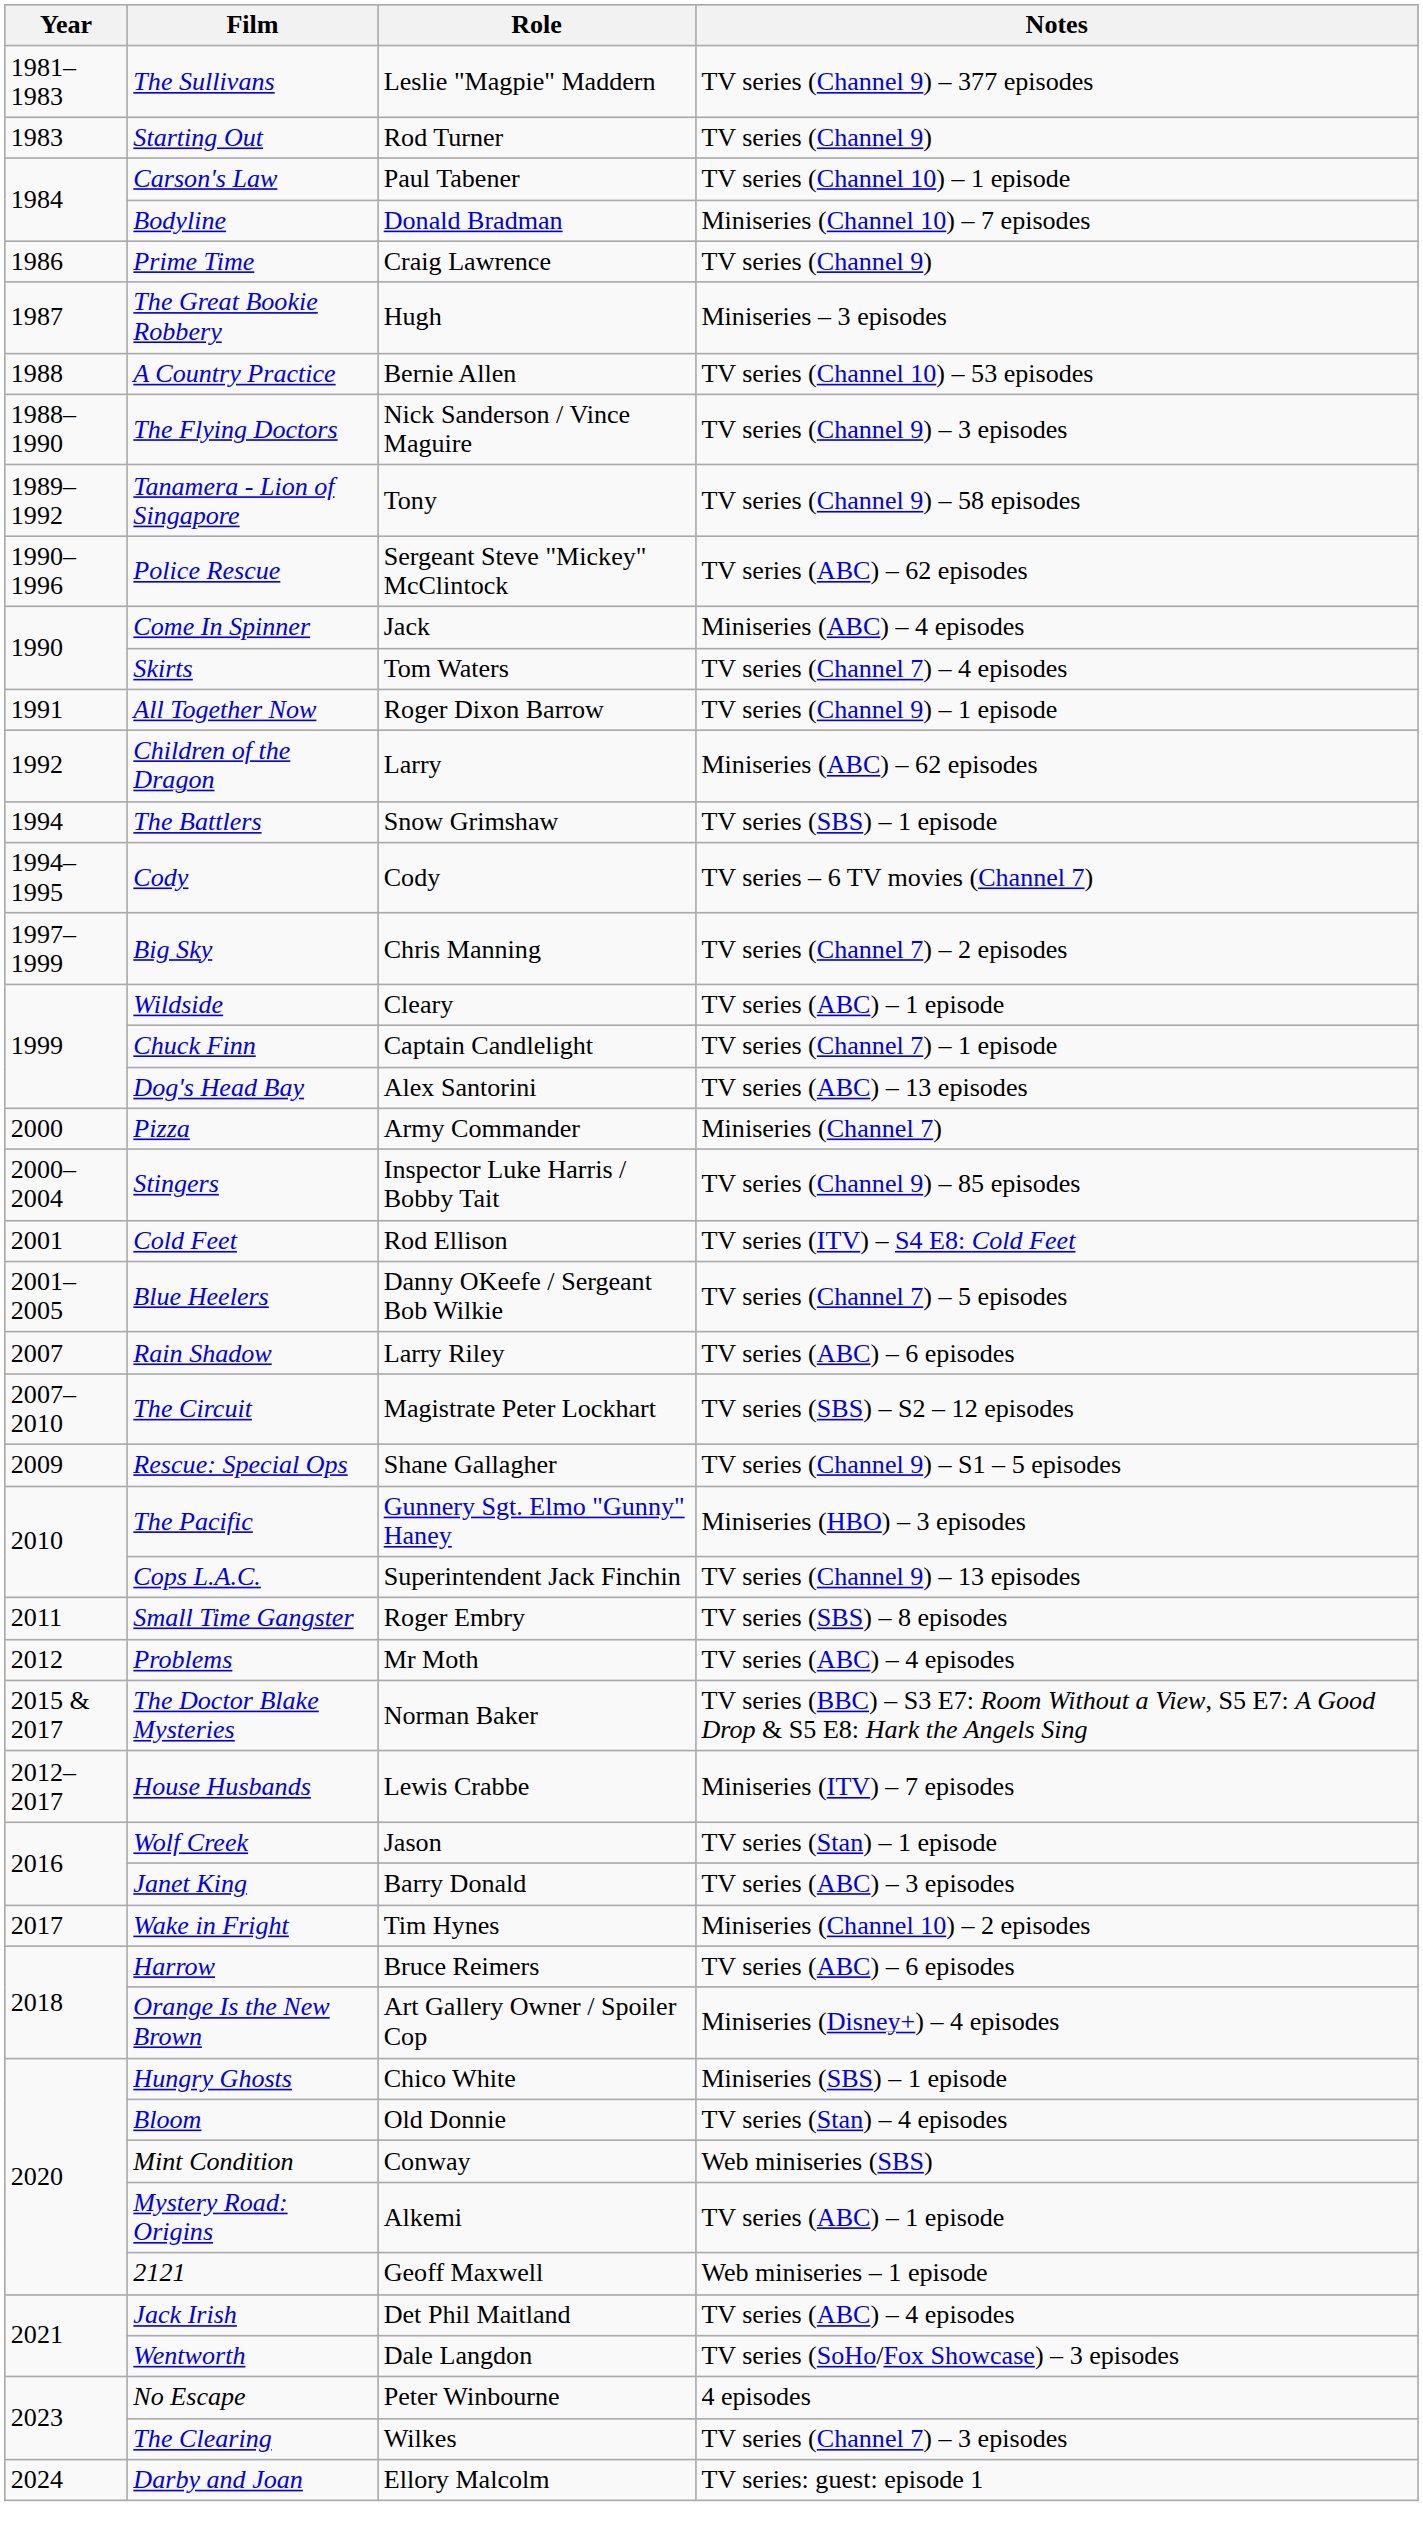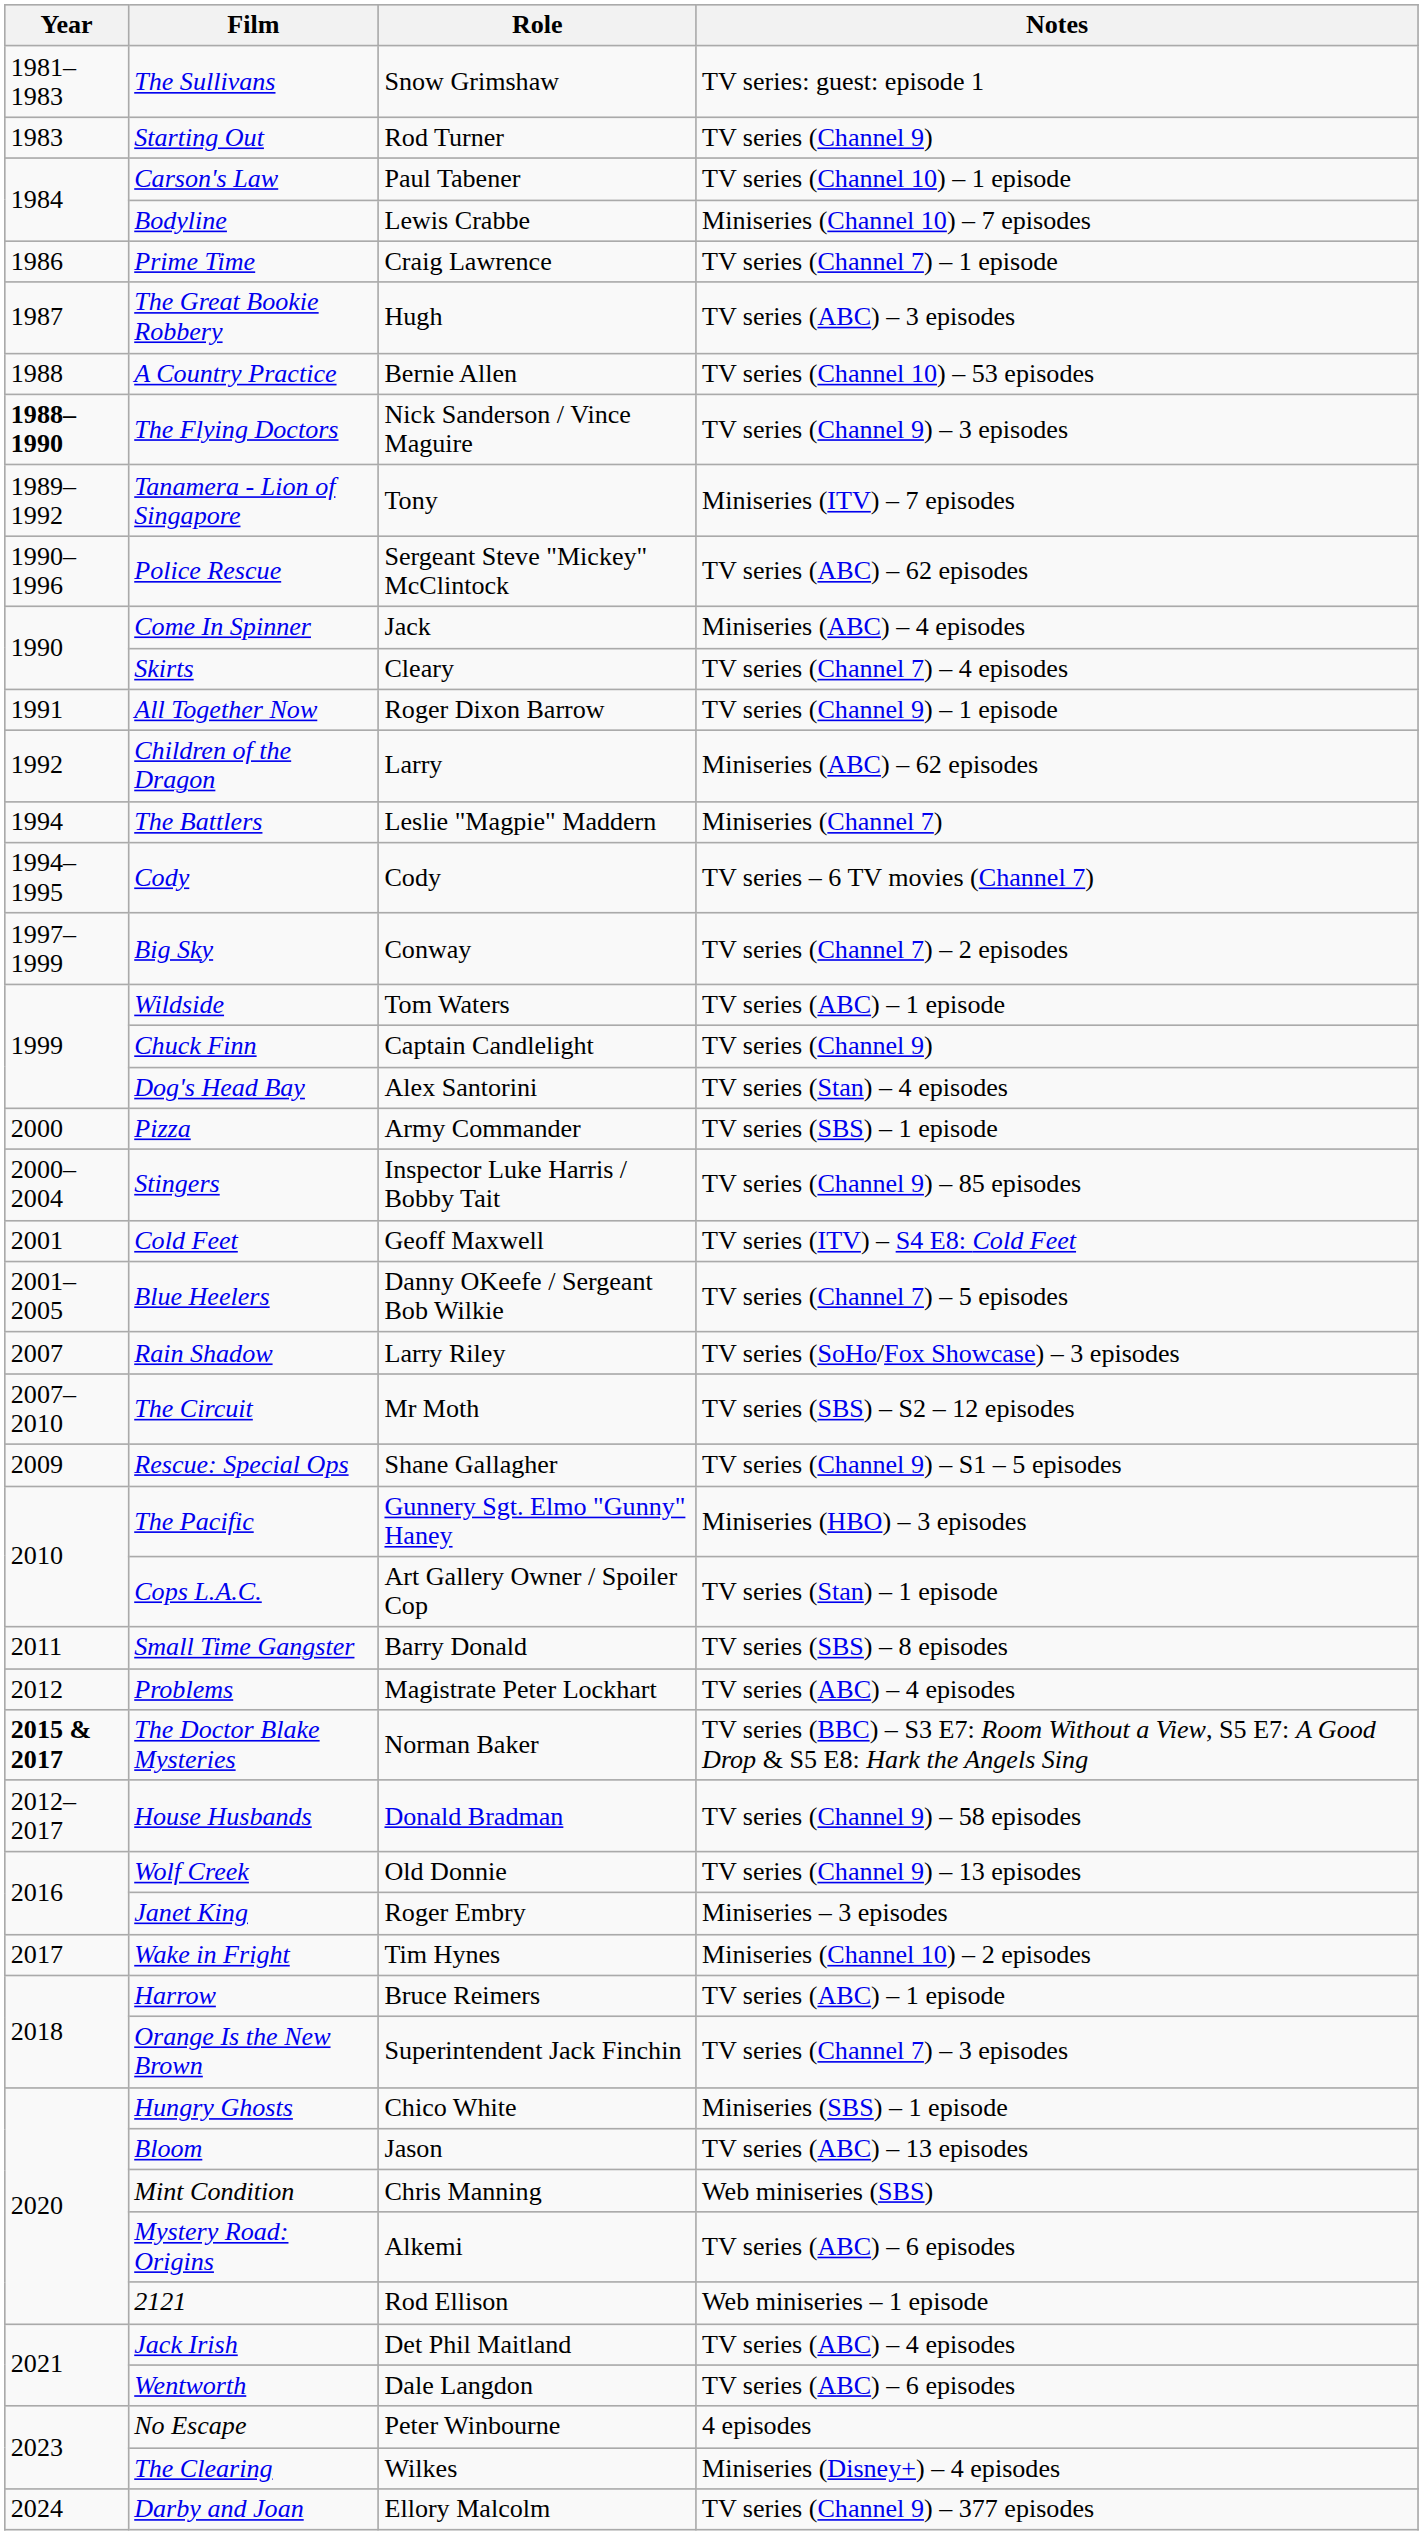(520, 81) Leslie "Magpie" Maddern -> (472, 81) Snow Grimshaw
(897, 81) TV series (Channel 9) – 377 episodes -> (843, 81) TV series: guest: episode 1
(473, 219) Donald Bradman -> (457, 219) Lewis Crabbe
(817, 261) TV series (Channel 9) -> (880, 261) TV series (Channel 7) – 1 episode
(824, 317) Miniseries – 3 episodes -> (859, 317) TV series (ABC) – 3 episodes
(43, 429) normal -> (43, 429) bold
(891, 500) TV series (Channel 9) – 58 episodes -> (859, 500) Miniseries (ITV) – 7 episodes
(446, 668) Tom Waters -> (419, 668) Cleary
(471, 821) Snow Grimshaw -> (520, 821) Leslie "Magpie" Maddern
(849, 821) TV series (SBS) – 1 episode -> (822, 821) Miniseries (Channel 7)
(462, 948) Chris Manning -> (428, 948) Conway
(418, 1004) Cleary -> (447, 1004) Tom Waters
(879, 1045) TV series (Channel 7) – 1 episode -> (817, 1045) TV series (Channel 9)
(865, 1087) TV series (ABC) – 13 episodes -> (855, 1087) TV series (Stan) – 4 episodes
(822, 1128) Miniseries (Channel 7) -> (850, 1128) TV series (SBS) – 1 episode
(446, 1240) Rod Ellison -> (464, 1240) Geoff Maxwell
(858, 1352) TV series (ABC) – 6 episodes -> (941, 1352) TV series (SoHo/Fox Showcase) – 3 episodes
(520, 1408) Magistrate Peter Lockhart -> (432, 1408) Mr Moth
(532, 1576) Superintendent Jack Finchin -> (531, 1591) Art Gallery Owner / Spoiler Cop
(891, 1576) TV series (Channel 9) – 13 episodes -> (850, 1591) TV series (Stan) – 1 episode
(454, 1618) Roger Embry -> (456, 1647) Barry Donald
(431, 1659) Mr Moth -> (521, 1688) Magistrate Peter Lockhart
(50, 1715) normal -> (51, 1744) bold
(457, 1786) Lewis Crabbe -> (474, 1815) Donald Bradman
(858, 1786) Miniseries (ITV) – 7 episodes -> (892, 1815) TV series (Channel 9) – 58 episodes
(413, 1842) Jason -> (446, 1871) Old Donnie
(849, 1842) TV series (Stan) – 1 episode -> (892, 1871) TV series (Channel 9) – 13 episodes
(455, 1883) Barry Donald -> (455, 1912) Roger Embry
(858, 1883) TV series (ABC) – 3 episodes -> (825, 1912) Miniseries – 3 episodes
(858, 1966) TV series (ABC) – 6 episodes -> (854, 1995) TV series (ABC) – 1 episode
(530, 2022) Art Gallery Owner / Spoiler Cop -> (533, 2051) Superintendent Jack Finchin
(880, 2022) Miniseries (Disney+) – 4 episodes -> (885, 2051) TV series (Channel 7) – 3 episodes
(445, 2119) Old Donnie -> (413, 2149) Jason
(854, 2119) TV series (Stan) – 4 episodes -> (865, 2149) TV series (ABC) – 13 episodes
(427, 2161) Conway -> (463, 2190) Chris Manning
(853, 2217) TV series (ABC) – 1 episode -> (859, 2246) TV series (ABC) – 6 episodes
(464, 2273) Geoff Maxwell -> (446, 2302) Rod Ellison
(940, 2355) TV series (SoHo/Fox Showcase) – 3 episodes -> (859, 2385) TV series (ABC) – 6 episodes
(884, 2438) TV series (Channel 7) – 3 episodes -> (881, 2467) Miniseries (Disney+) – 4 episodes
(842, 2479) TV series: guest: episode 1 -> (898, 2509) TV series (Channel 9) – 377 episodes
